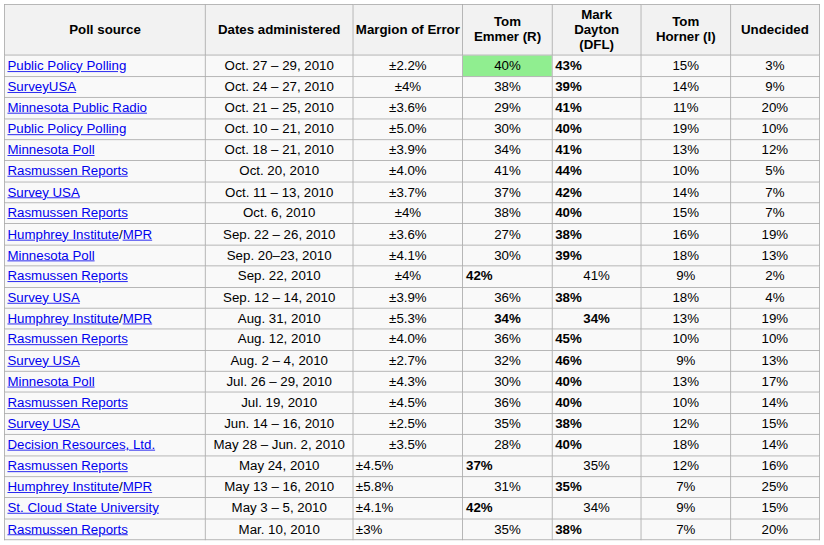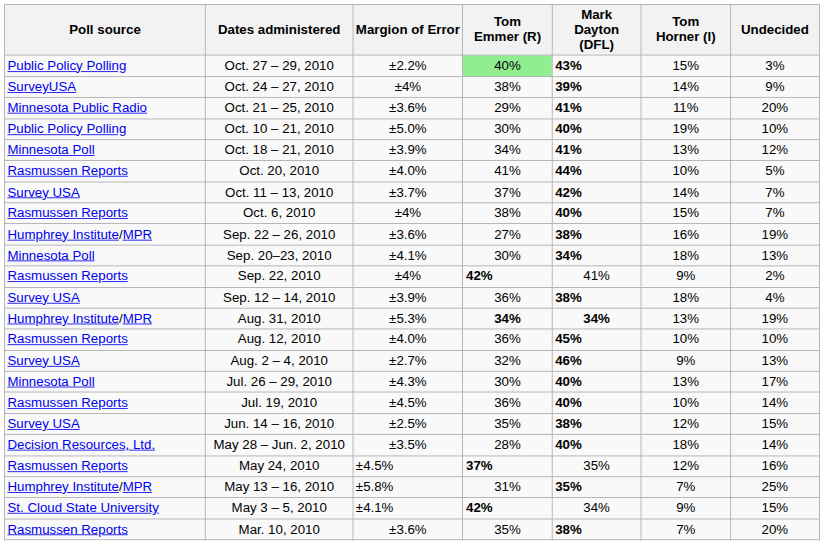(568, 255) 39% -> (568, 255) 34%
(369, 529) ±3% -> (408, 529) ±3.6%
